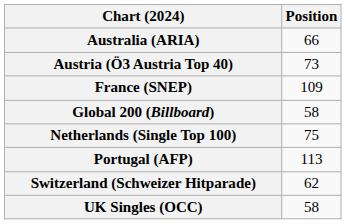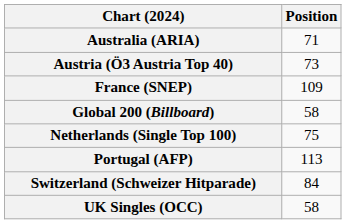(311, 40) 66 -> (311, 40) 71
(311, 183) 62 -> (311, 183) 84
